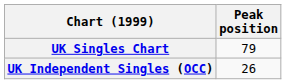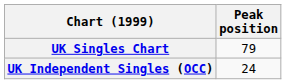(249, 68) 26 -> (249, 68) 24
